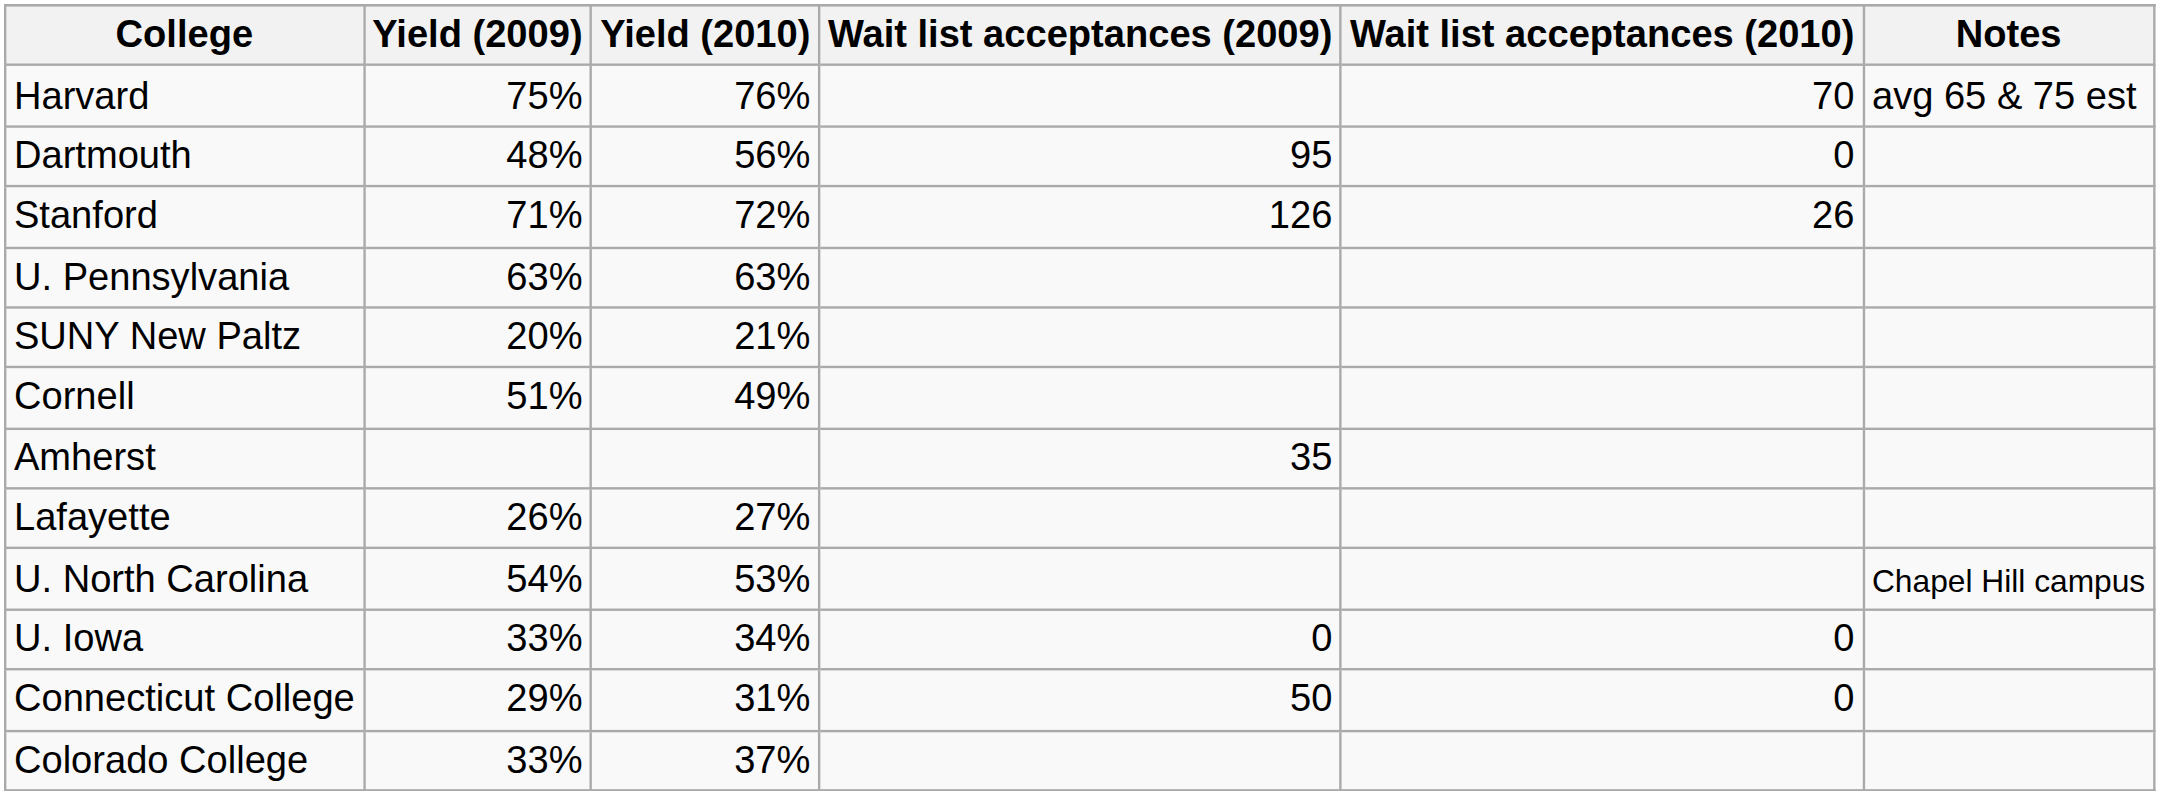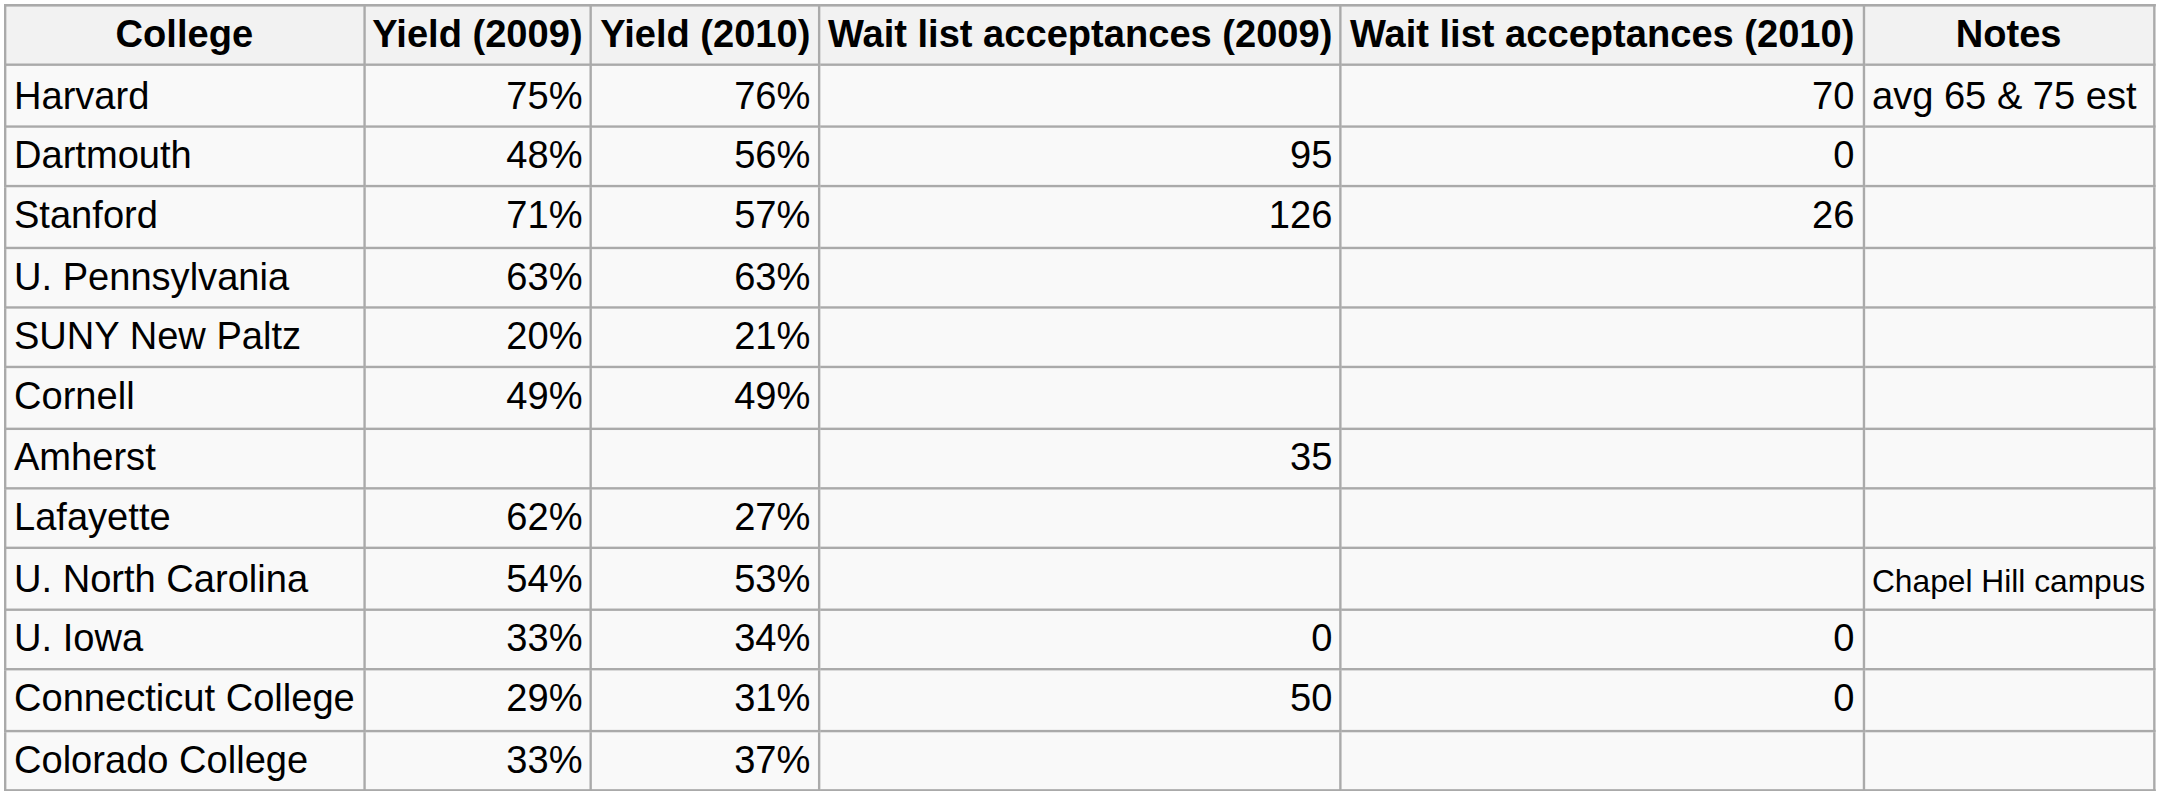(772, 215) 72% -> (772, 215) 57%
(544, 397) 51% -> (544, 397) 49%
(544, 517) 26% -> (544, 517) 62%
